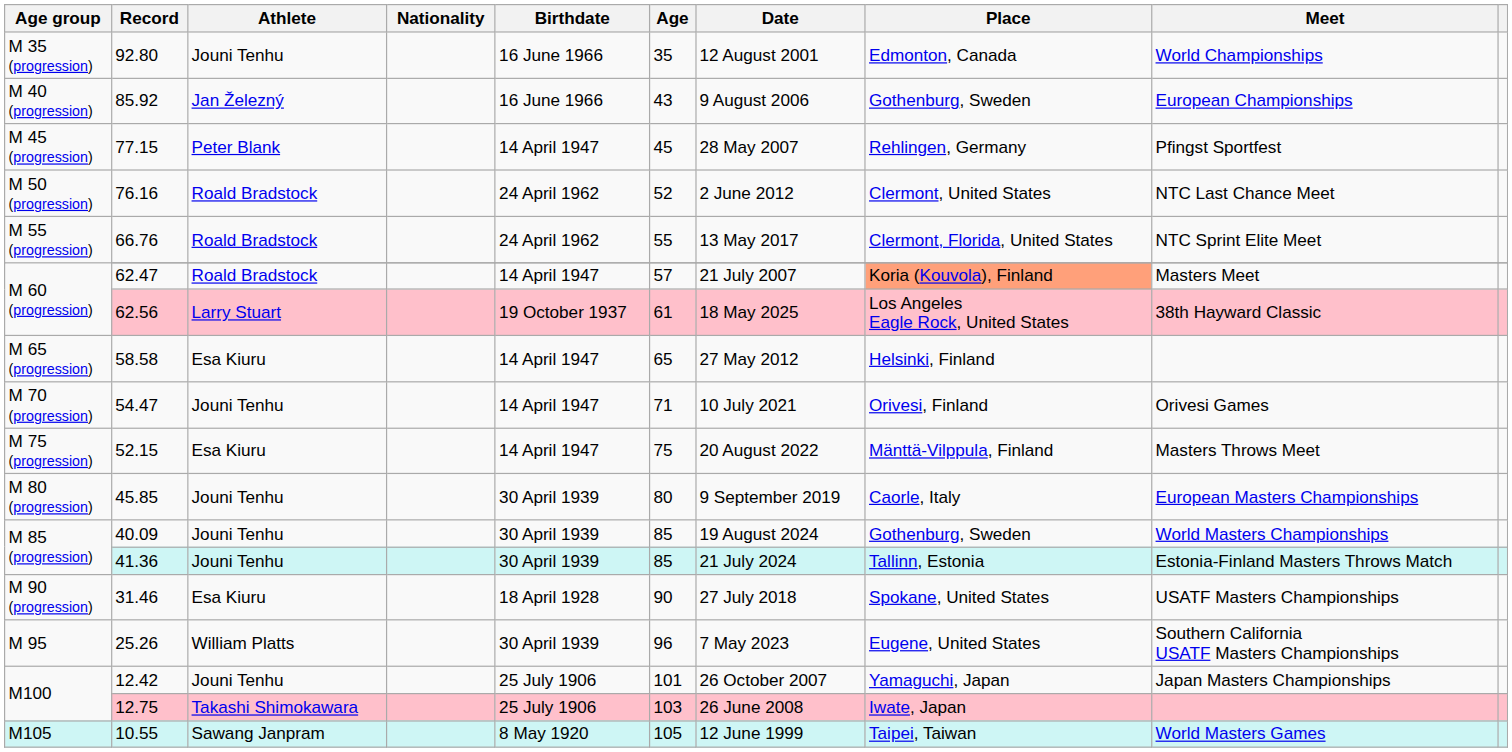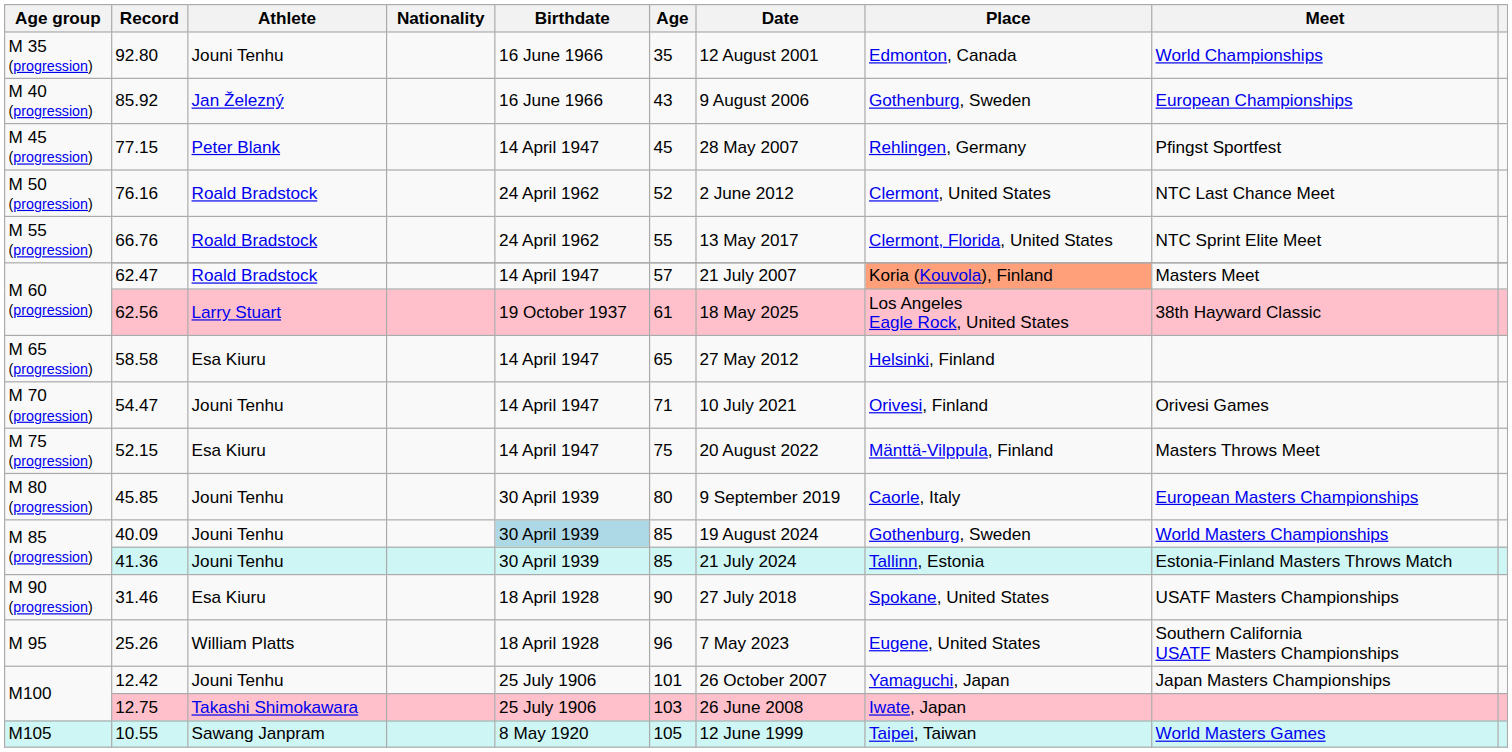(549, 534) no background -> (549, 534) lightblue background
(549, 644) 30 April 1939 -> (549, 644) 18 April 1928
